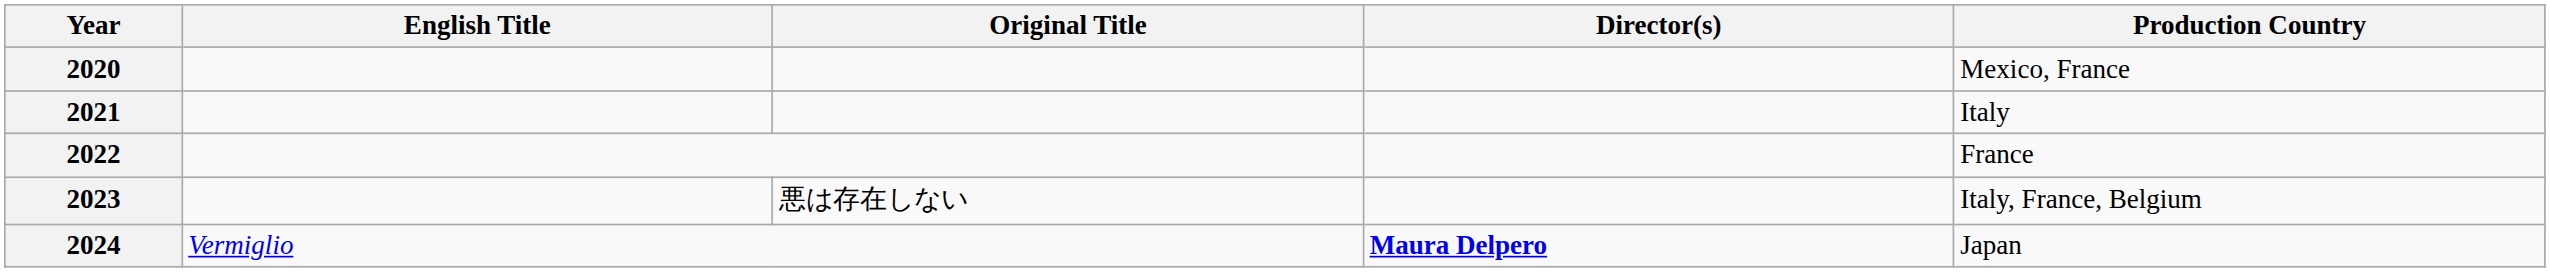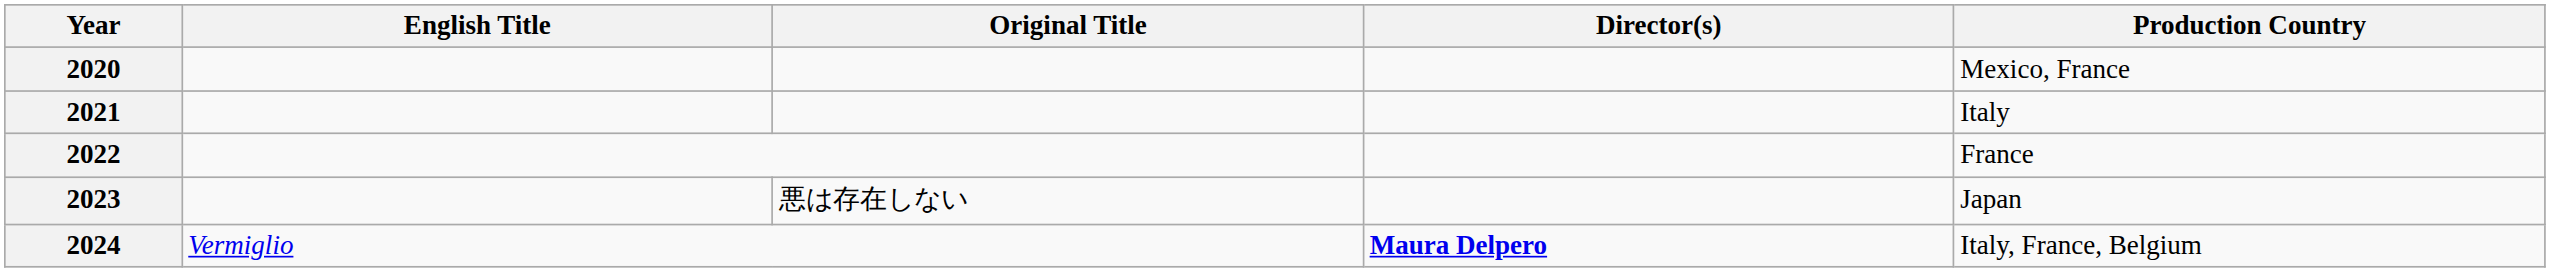(2081, 200) Italy, France, Belgium -> (1991, 200) Japan
(1991, 245) Japan -> (2081, 245) Italy, France, Belgium
